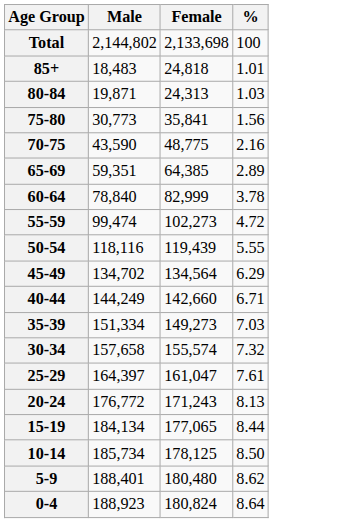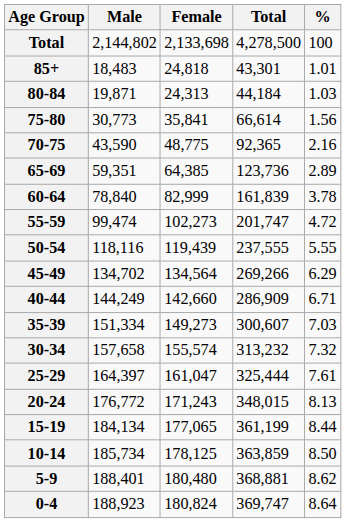+ column: (269, 17)
